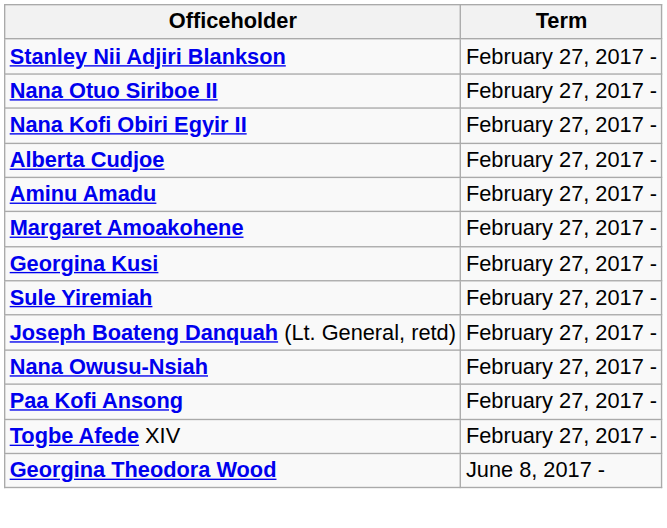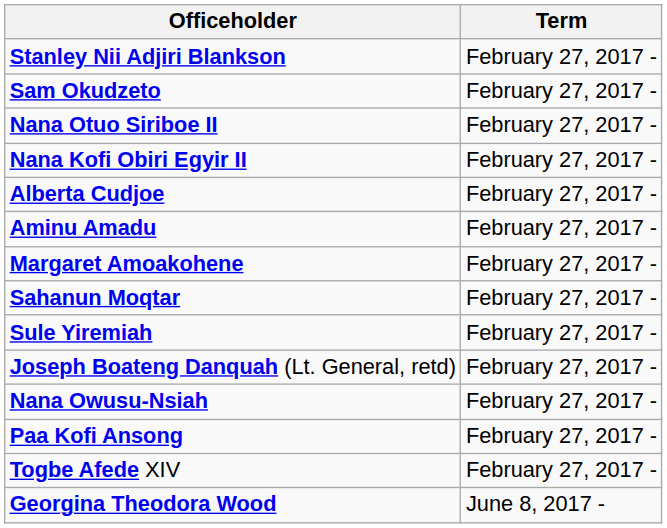+ row: (85, 90)
+ row: (95, 297)
- row: (84, 263)
